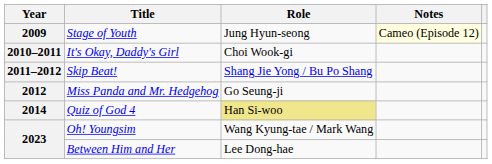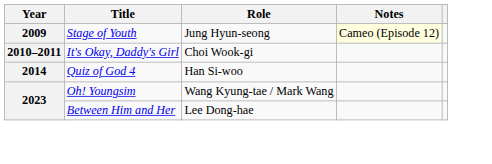- row: (92, 71)
- row: (143, 91)
(253, 110) khaki background -> (214, 71) no background
